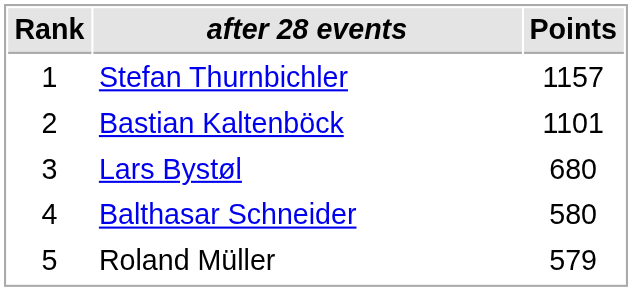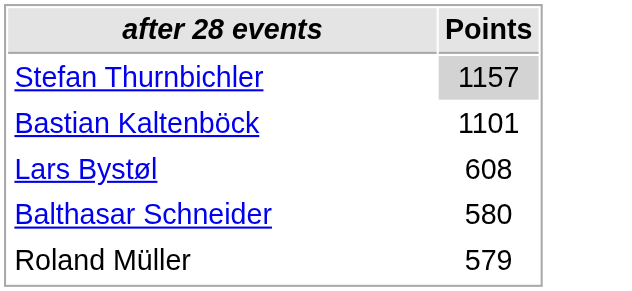- column: (49, 30)
(573, 78) no background -> (489, 78) lightgrey background
(573, 169) 680 -> (489, 169) 608
